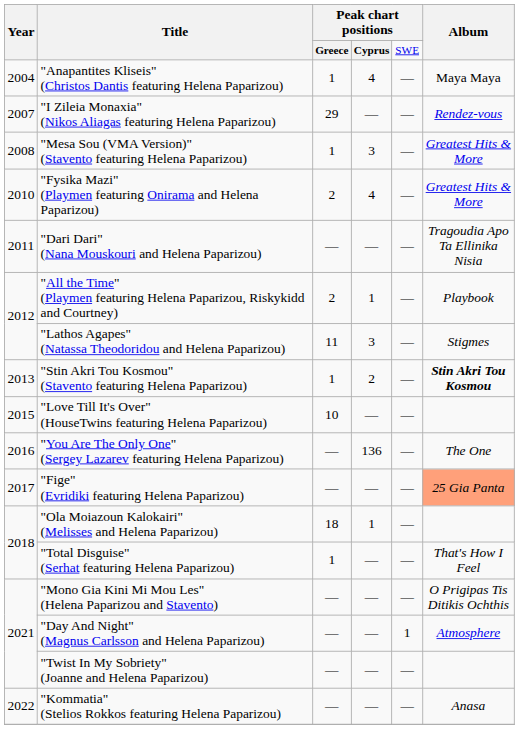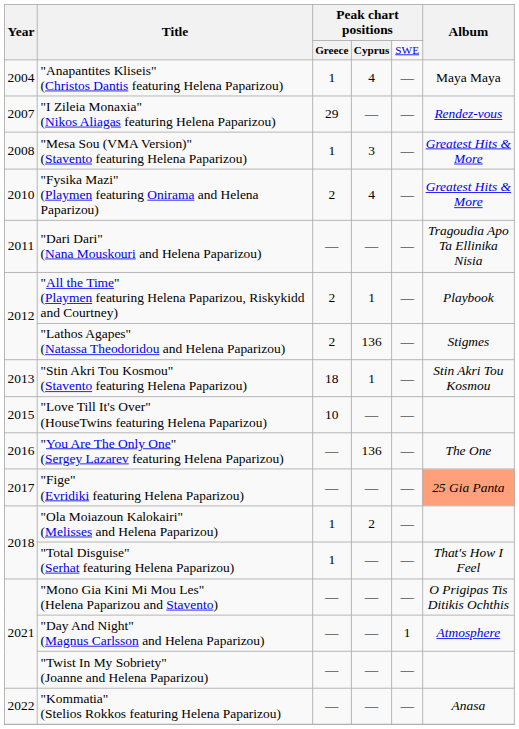(332, 341) 11 -> (332, 341) 2
(372, 341) 3 -> (372, 341) 136
(332, 378) 1 -> (332, 378) 18
(372, 378) 2 -> (372, 378) 1
(468, 378) bold -> (468, 378) normal
(332, 524) 18 -> (332, 524) 1
(372, 524) 1 -> (372, 524) 2
